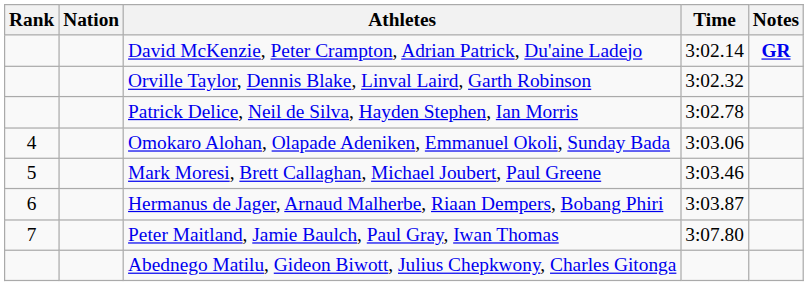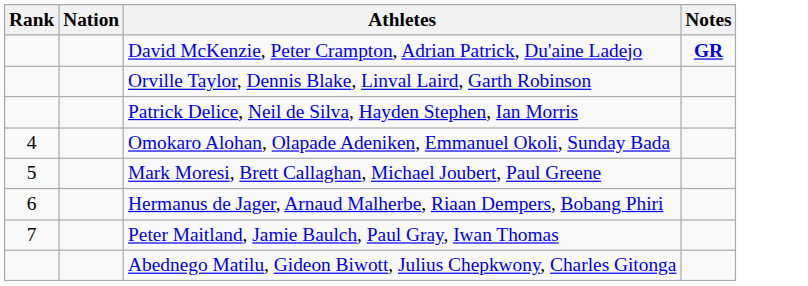- column: (715, 19)
